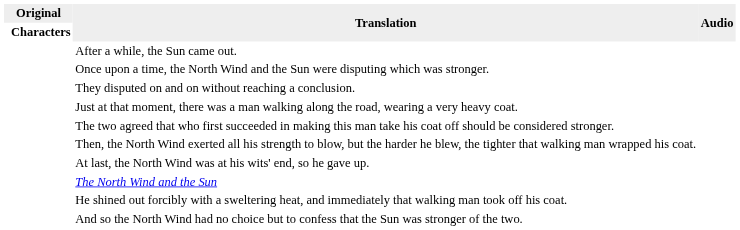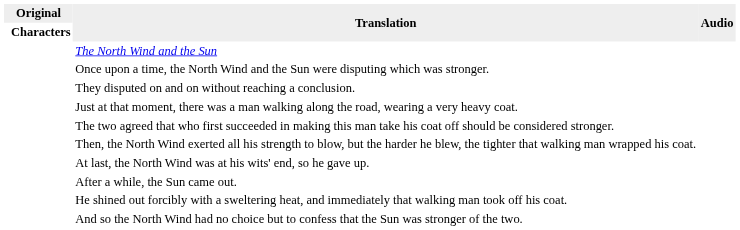rows swapped: (146, 181) <-> (156, 50)
